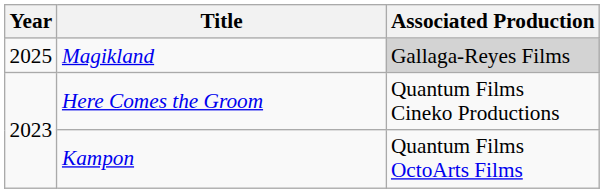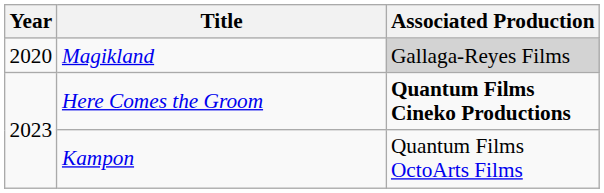(31, 55) 2025 -> (31, 55) 2020
(475, 100) normal -> (481, 100) bold
